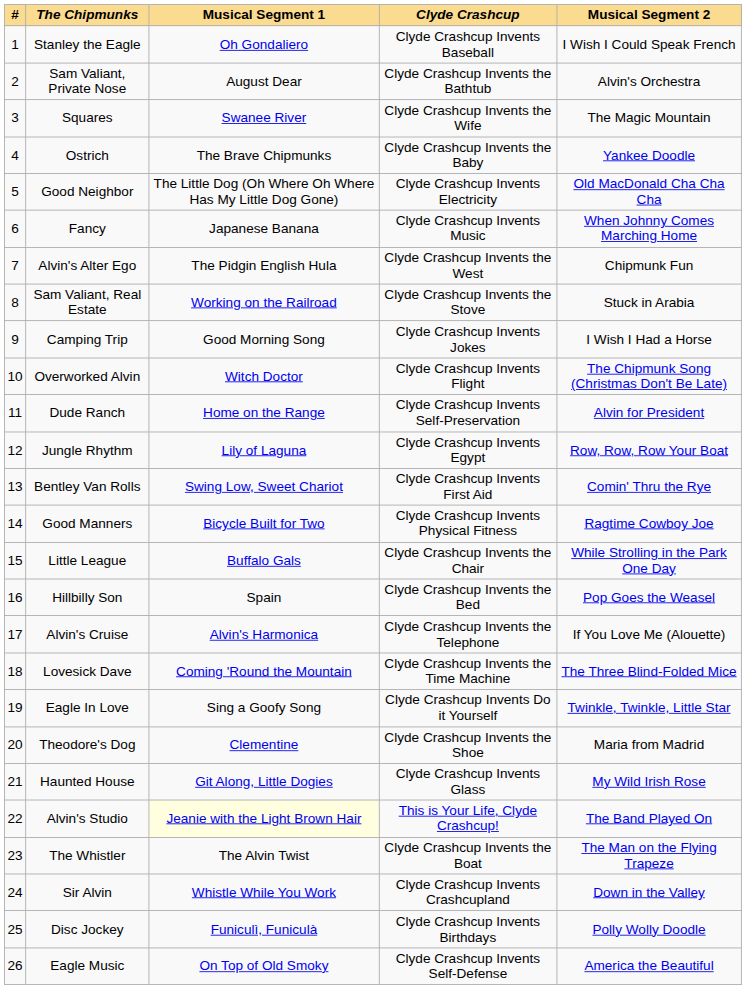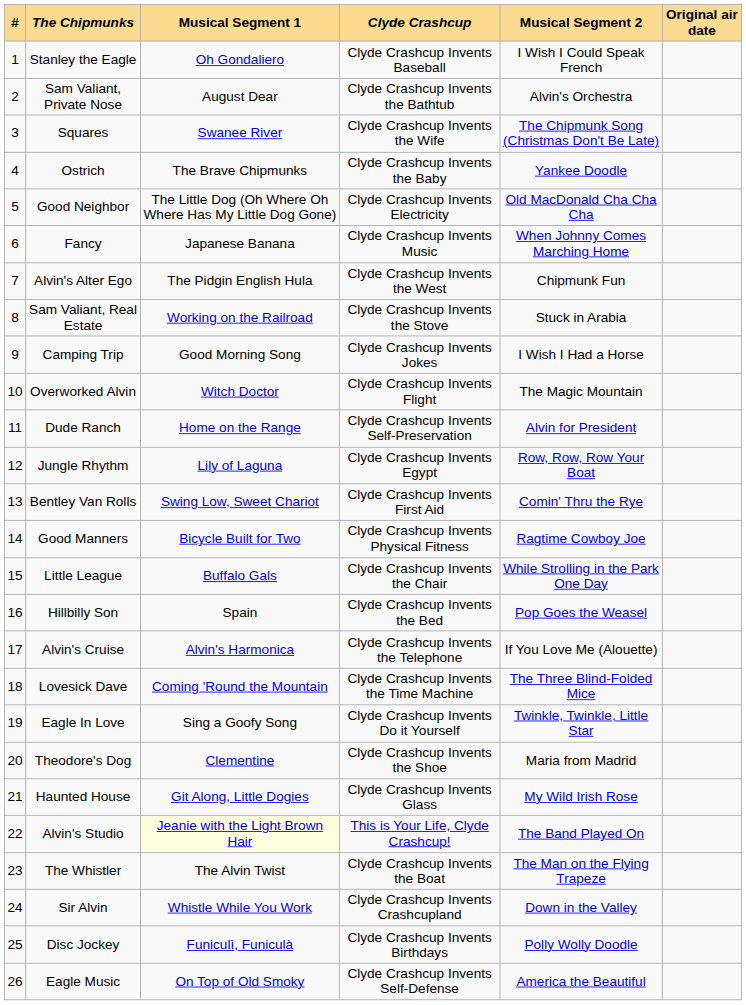+ column: (702, 22)
(649, 118) The Magic Mountain -> (581, 133) The Chipmunk Song (Christmas Don't Be Late)
(649, 376) The Chipmunk Song (Christmas Don't Be Late) -> (581, 391) The Magic Mountain
